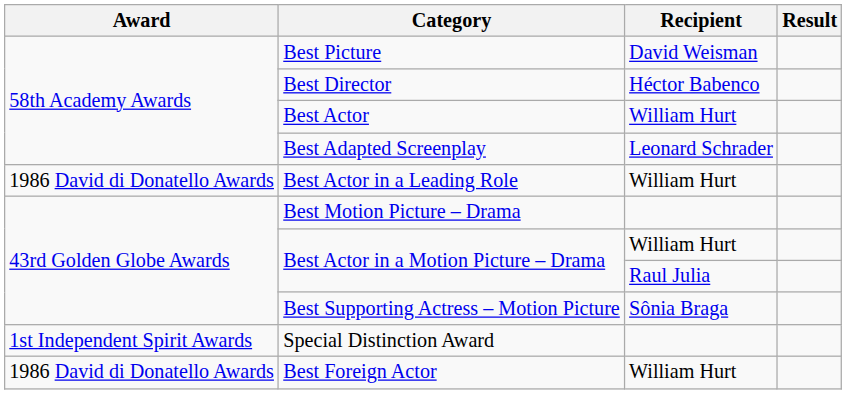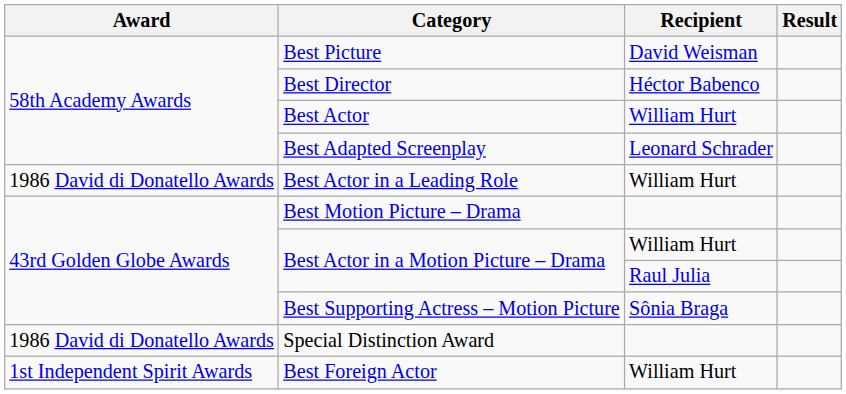(131, 340) 1st Independent Spirit Awards -> (142, 340) 1986 David di Donatello Awards
(142, 372) 1986 David di Donatello Awards -> (131, 372) 1st Independent Spirit Awards
